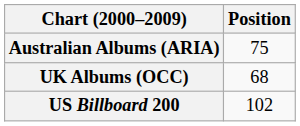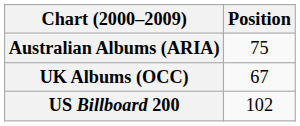(259, 76) 68 -> (259, 76) 67
